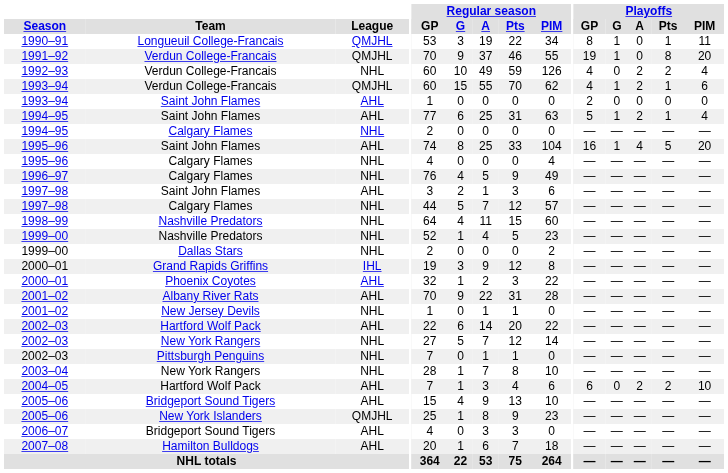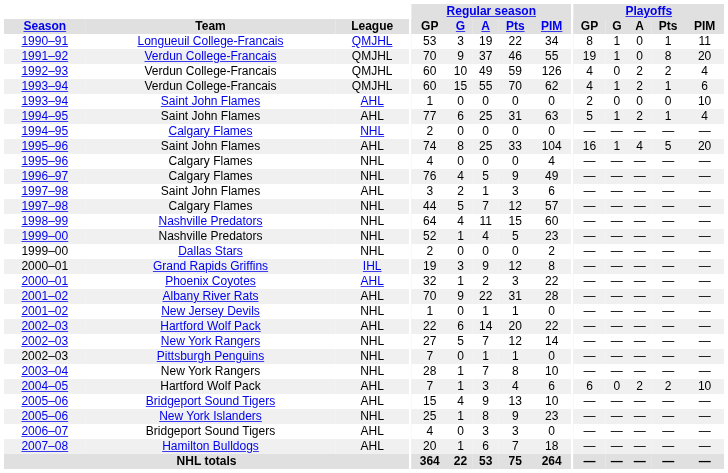(372, 71) NHL -> (372, 71) QMJHL
(705, 101) 0 -> (705, 101) 10
(372, 416) QMJHL -> (372, 416) NHL
